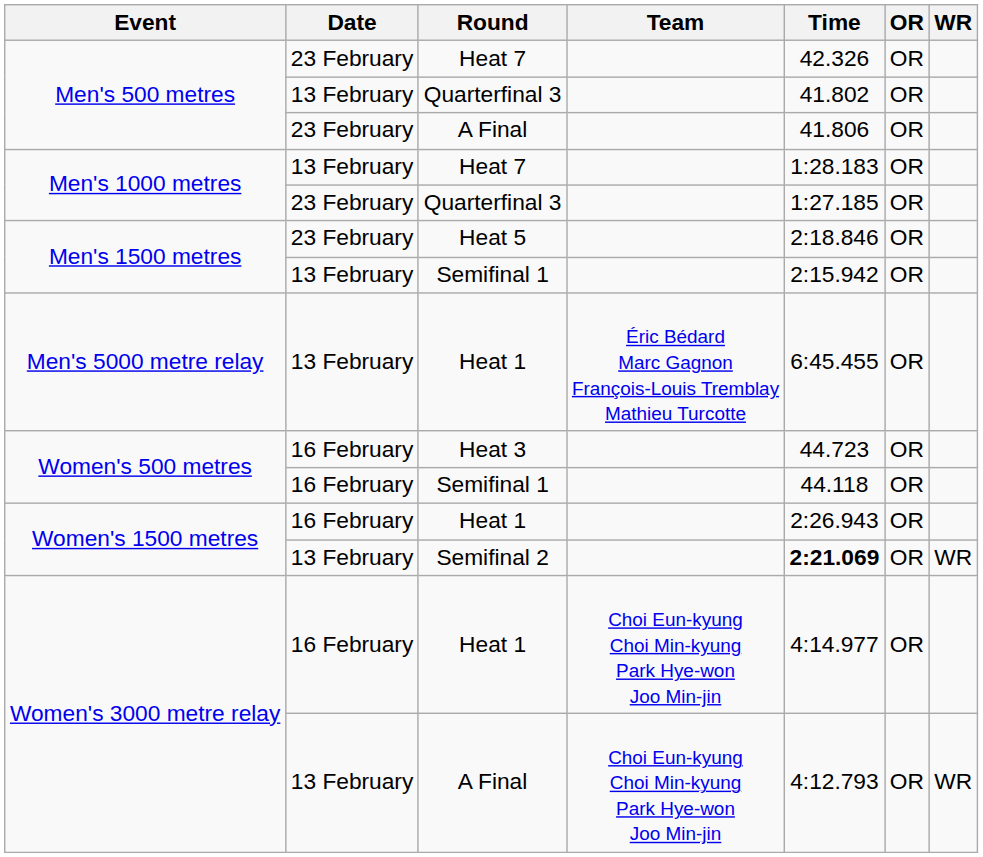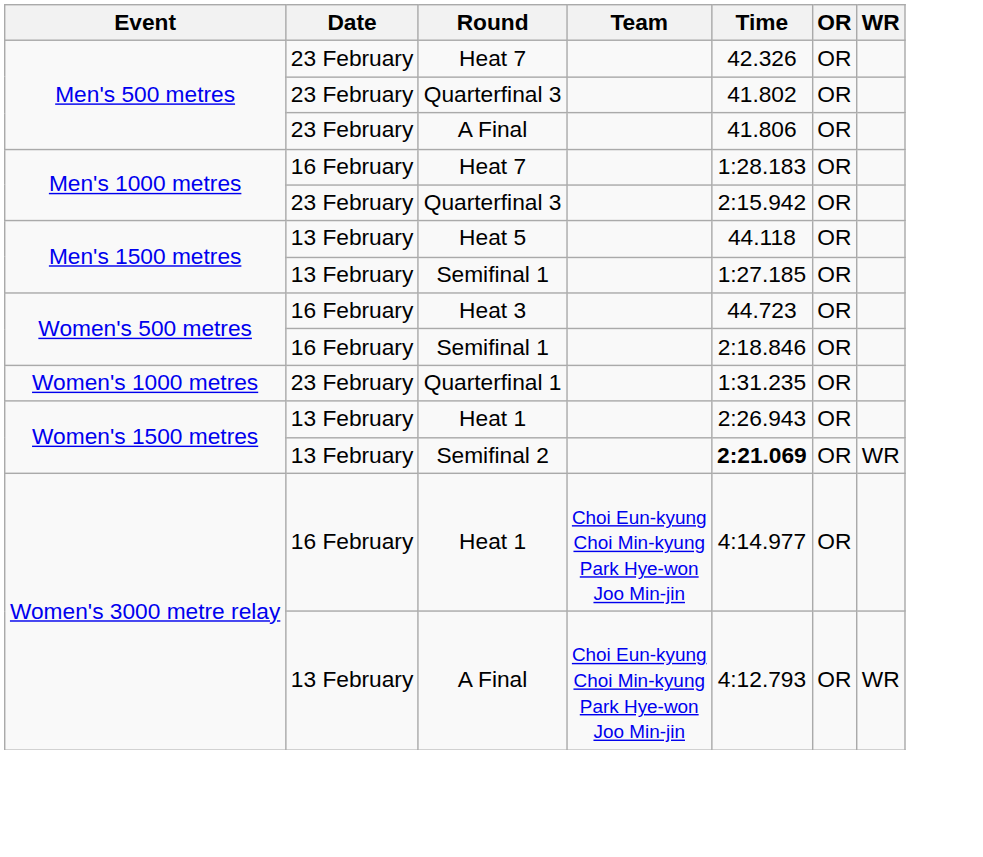(352, 94) 13 February -> (352, 94) 23 February
(352, 166) 13 February -> (352, 166) 16 February
(834, 202) 1:27.185 -> (762, 202) 2:15.942
(352, 238) 23 February -> (352, 238) 13 February
(834, 238) 2:18.846 -> (762, 238) 44.118
(834, 274) 2:15.942 -> (762, 274) 1:27.185
- row: (145, 361)
(834, 485) 44.118 -> (762, 346) 2:18.846
+ row: (145, 382)
(352, 521) 16 February -> (352, 418) 13 February
